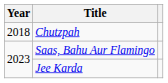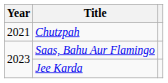(19, 31) 2018 -> (19, 31) 2021
